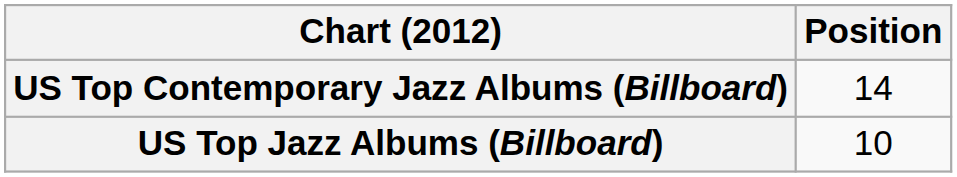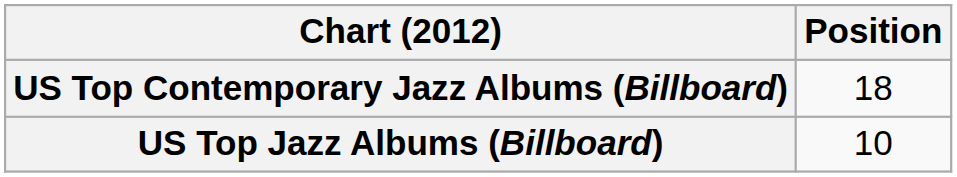(873, 87) 14 -> (873, 87) 18
